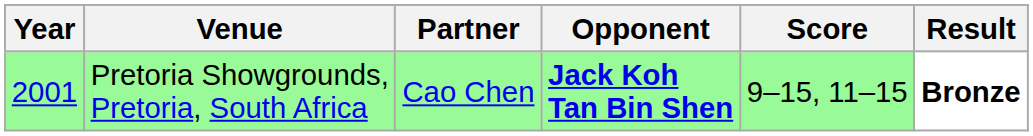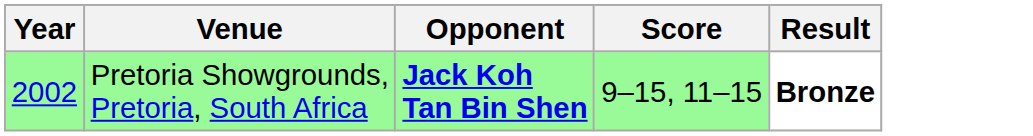- column: (468, 28)
(44, 91) 2001 -> (44, 91) 2002
